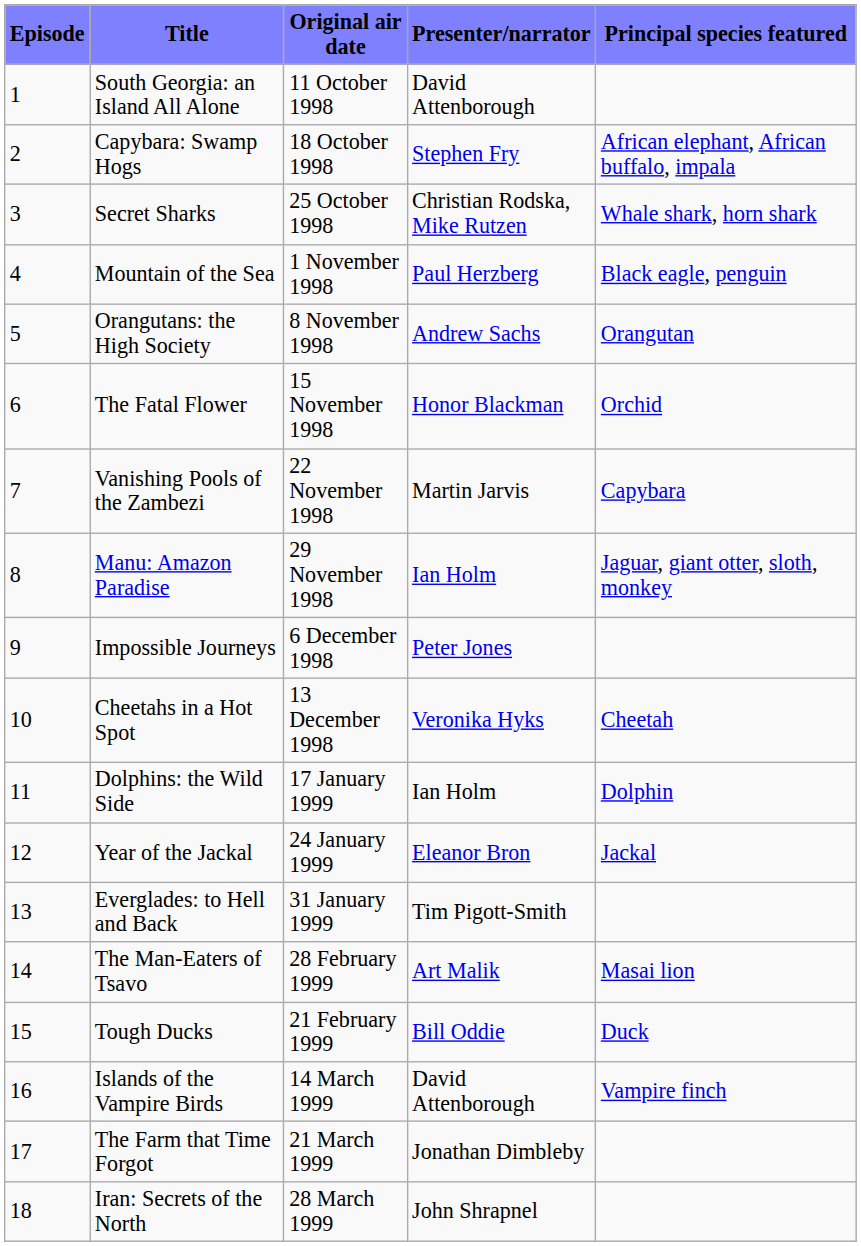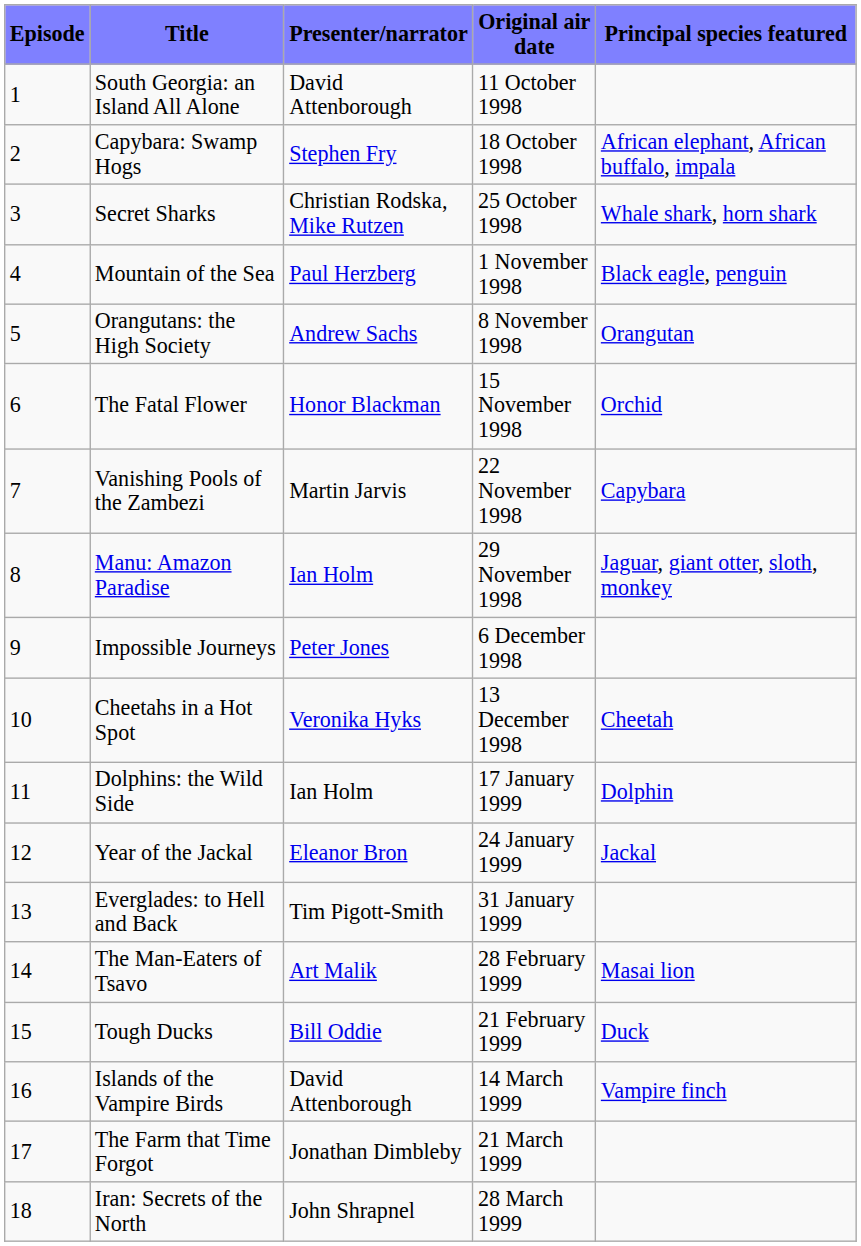columns swapped: (346, 34) <-> (501, 34)
